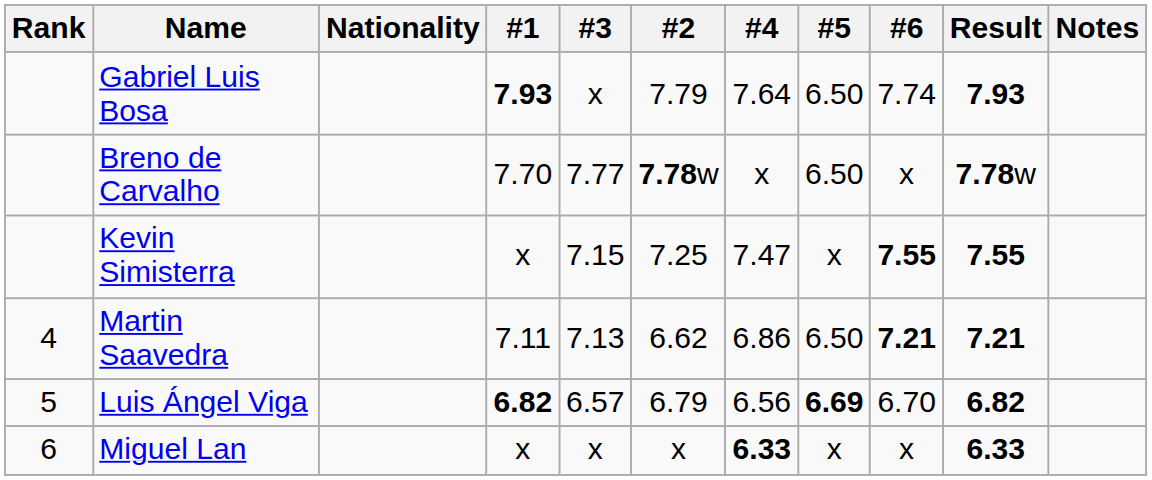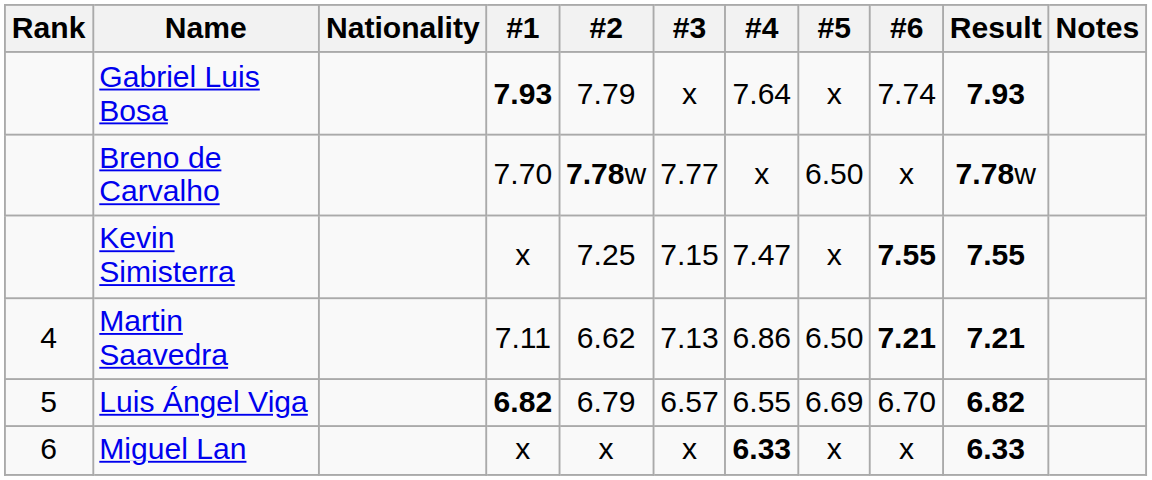columns swapped: (679, 28) <-> (595, 28)
(834, 92) 6.50 -> (834, 92) x
(762, 402) 6.56 -> (762, 402) 6.55
(834, 402) bold -> (834, 402) normal
